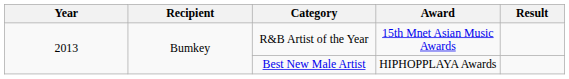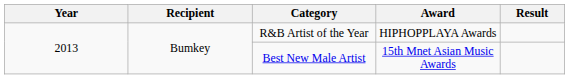(438, 39) 15th Mnet Asian Music Awards -> (438, 32) HIPHOPPLAYA Awards
(438, 64) HIPHOPPLAYA Awards -> (438, 58) 15th Mnet Asian Music Awards
